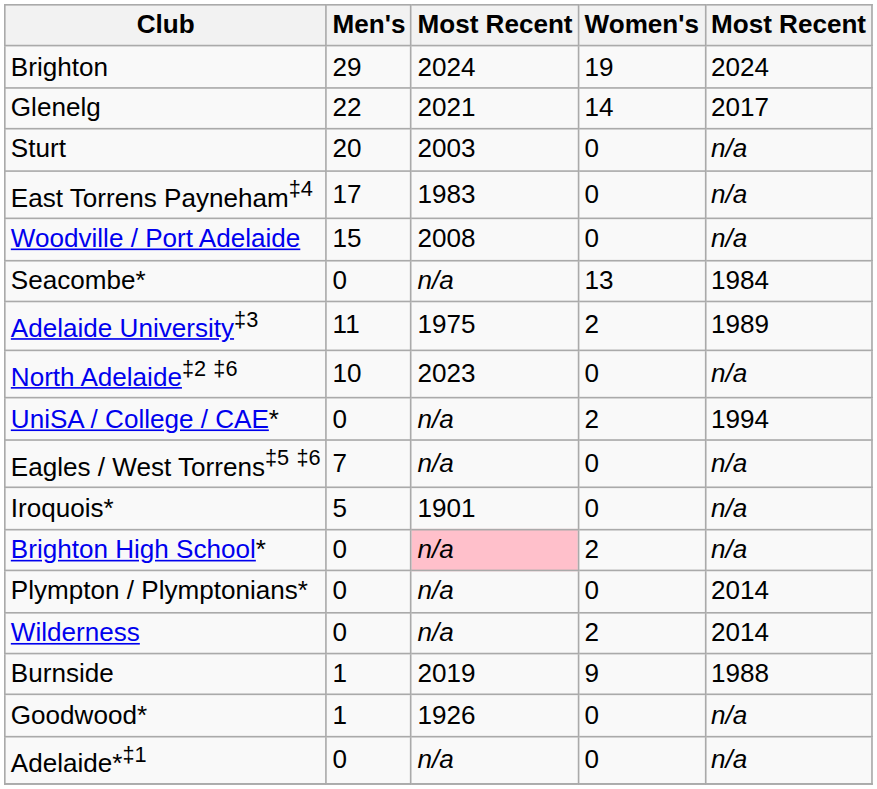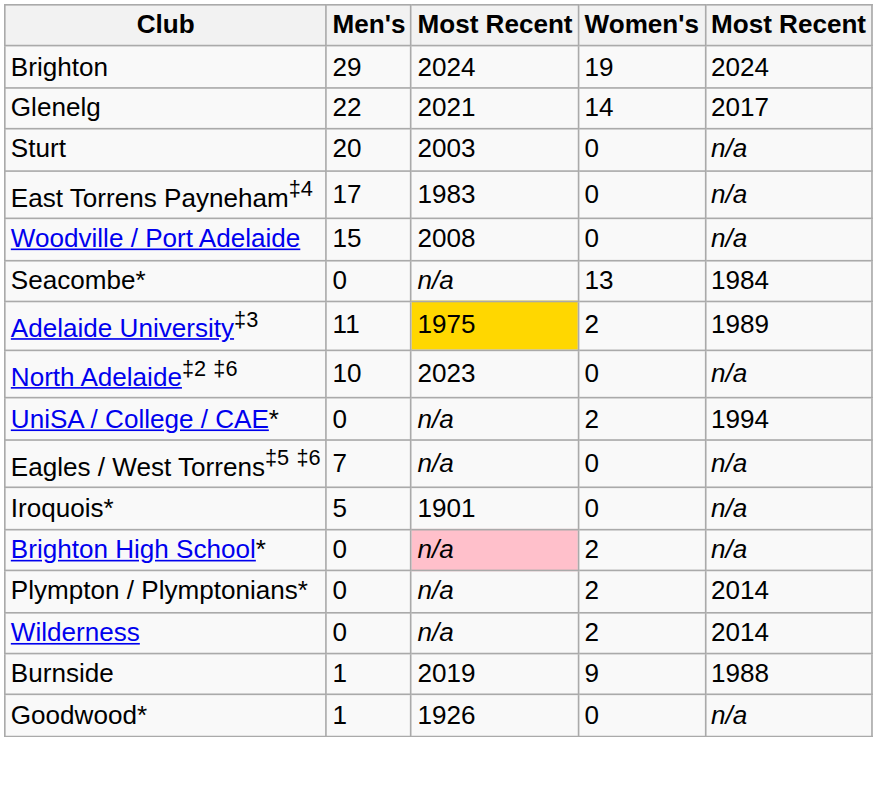(446, 325) no background -> (446, 325) gold background
(592, 591) 0 -> (592, 591) 2
- row: (79, 760)
